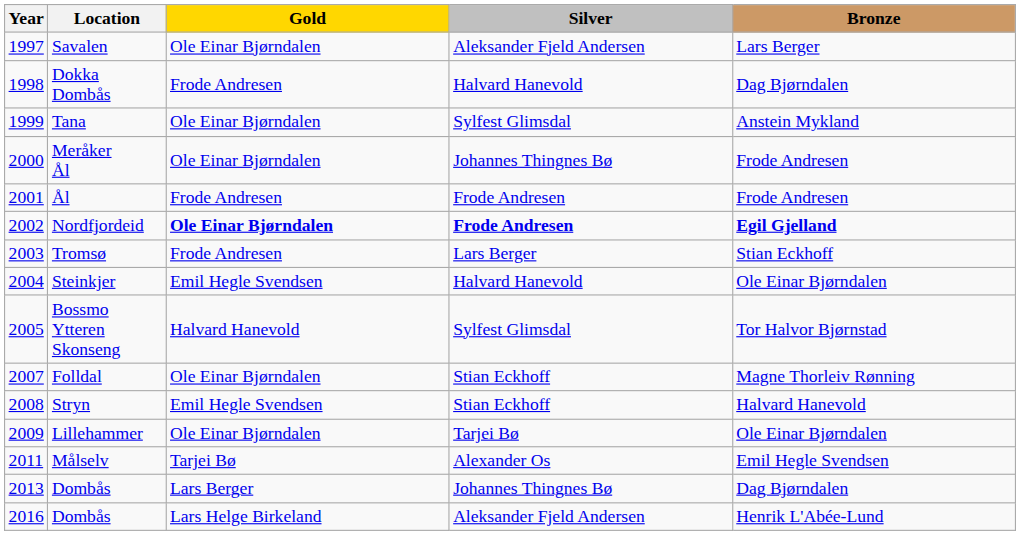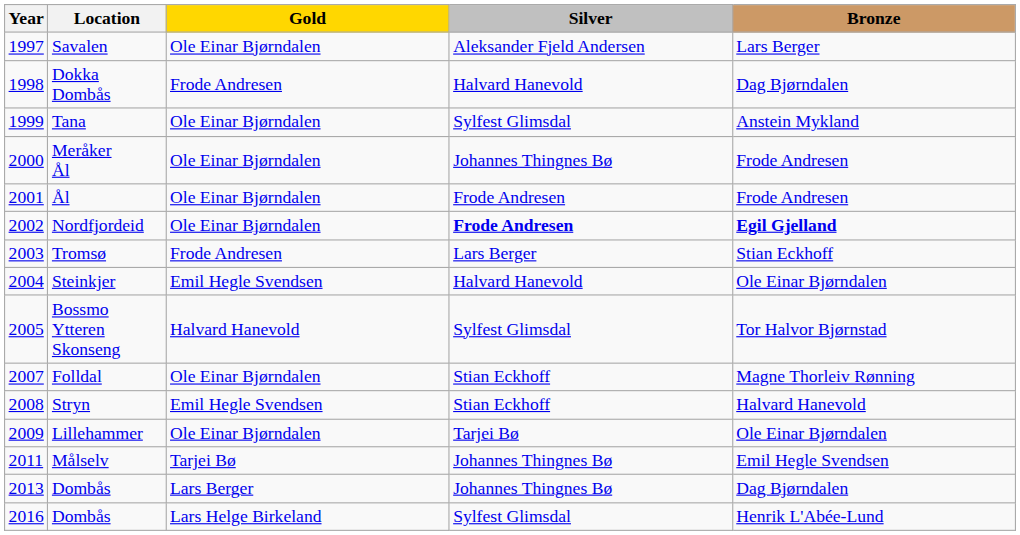(226, 197) Frode Andresen -> (245, 197) Ole Einar Bjørndalen
(252, 225) bold -> (245, 225) normal
(502, 460) Alexander Os -> (533, 460) Johannes Thingnes Bø
(549, 516) Aleksander Fjeld Andersen -> (512, 516) Sylfest Glimsdal
